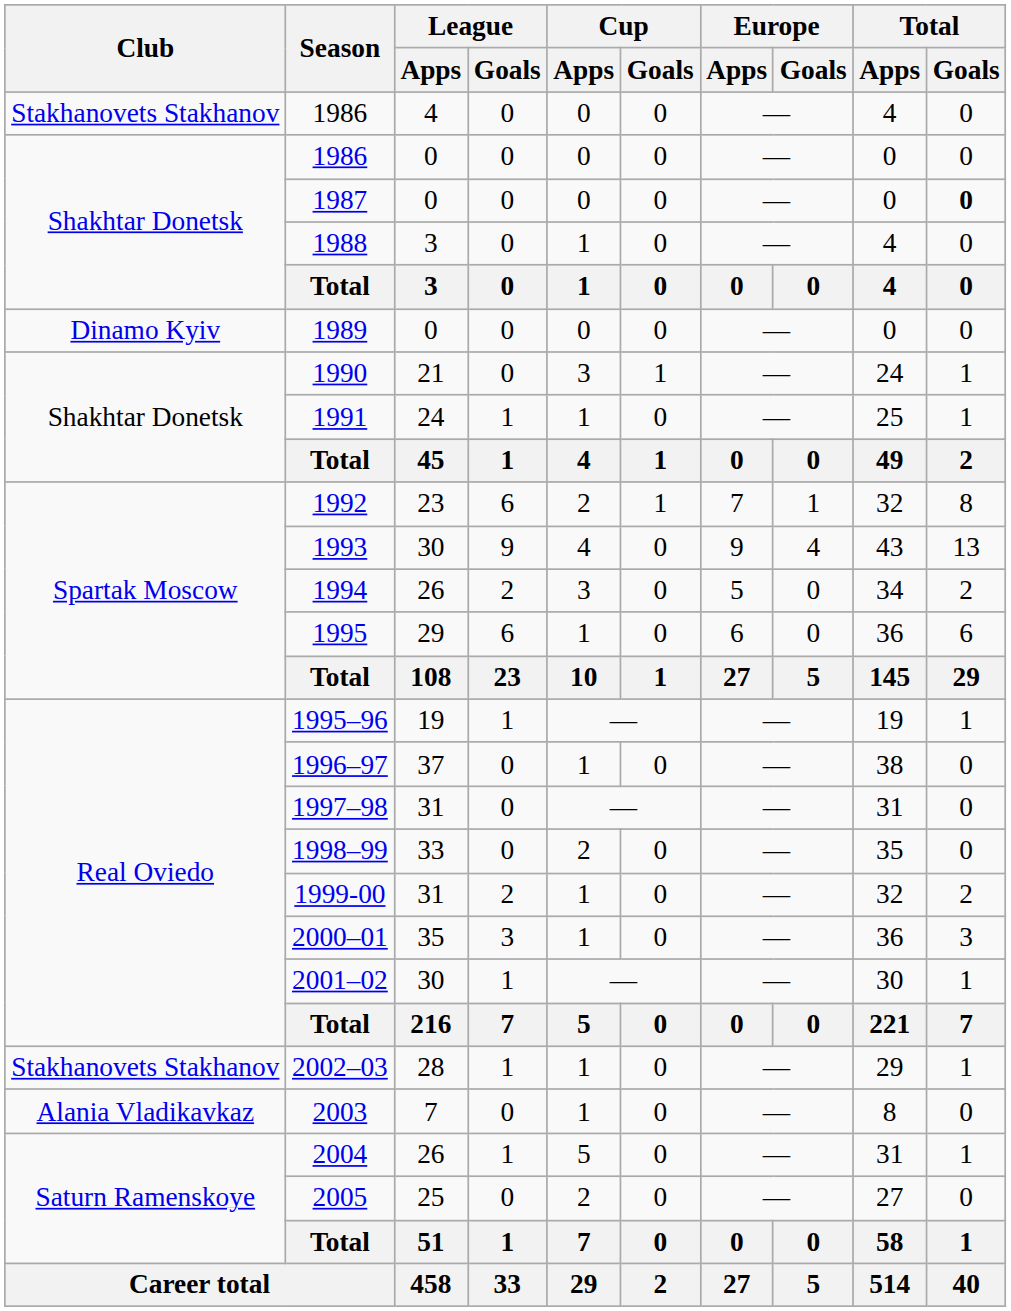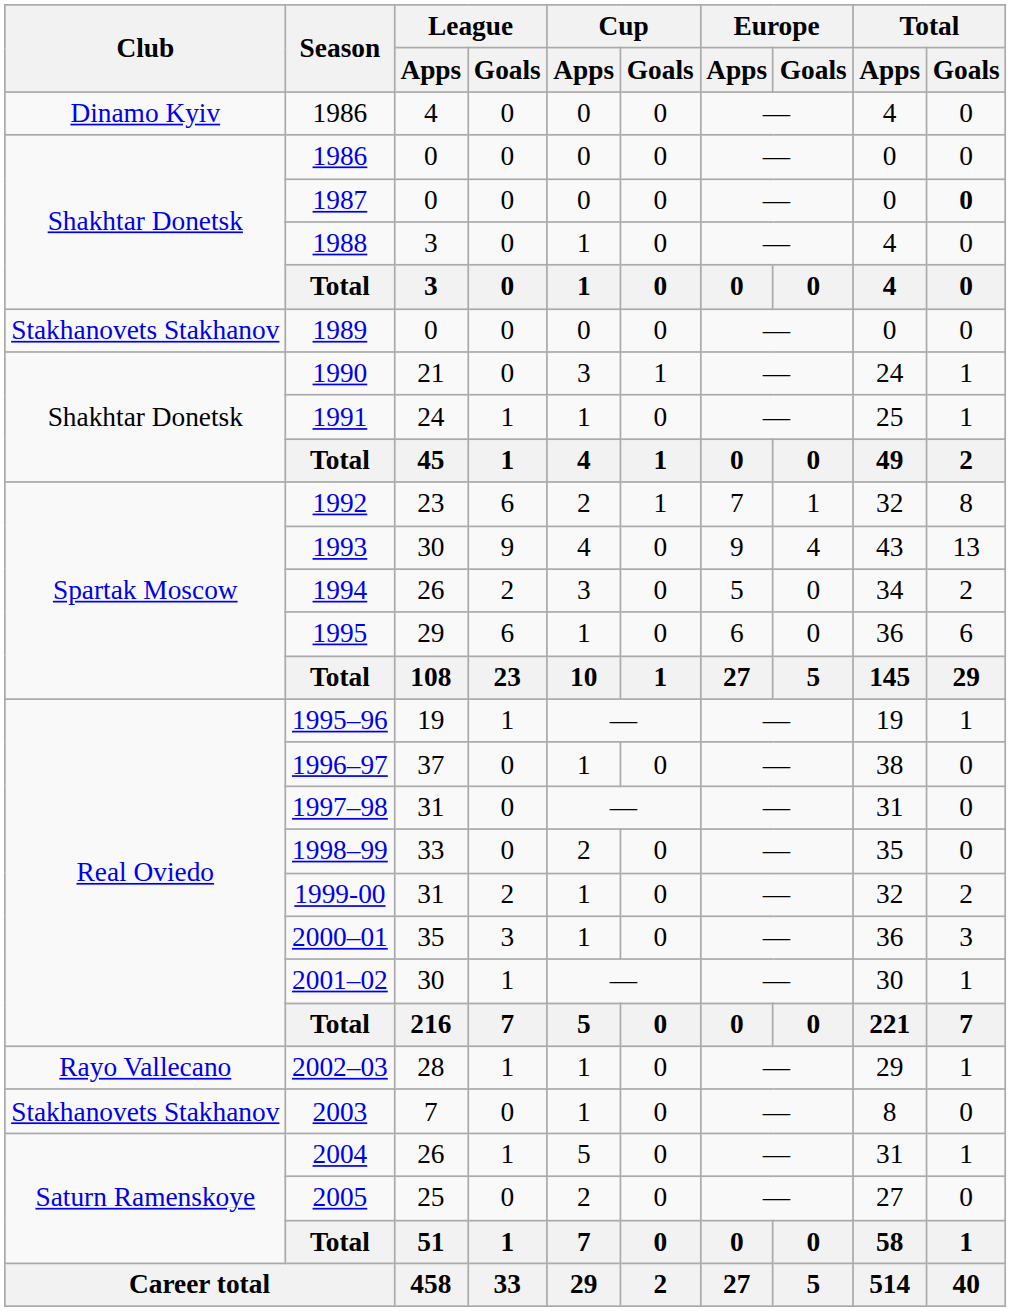(145, 112) Stakhanovets Stakhanov -> (145, 112) Dinamo Kyiv
(145, 329) Dinamo Kyiv -> (145, 329) Stakhanovets Stakhanov
(145, 1067) Stakhanovets Stakhanov -> (145, 1067) Rayo Vallecano
(145, 1110) Alania Vladikavkaz -> (145, 1110) Stakhanovets Stakhanov
